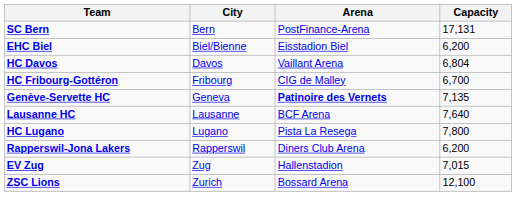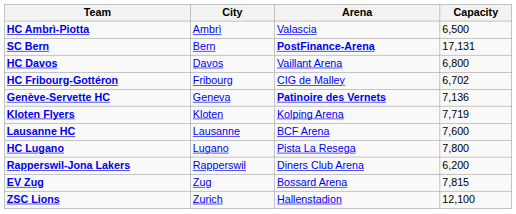+ row: (48, 30)
(324, 30) normal -> (326, 47) bold
- row: (29, 47)
(456, 64) 6,804 -> (456, 64) 6,800
(456, 81) 6,700 -> (456, 81) 6,702
(456, 98) 7,135 -> (456, 98) 7,136
+ row: (41, 115)
(456, 115) 7,640 -> (456, 132) 7,600
(310, 166) Hallenstadion -> (312, 183) Bossard Arena
(456, 166) 7,015 -> (456, 183) 7,815
(313, 183) Bossard Arena -> (309, 200) Hallenstadion
